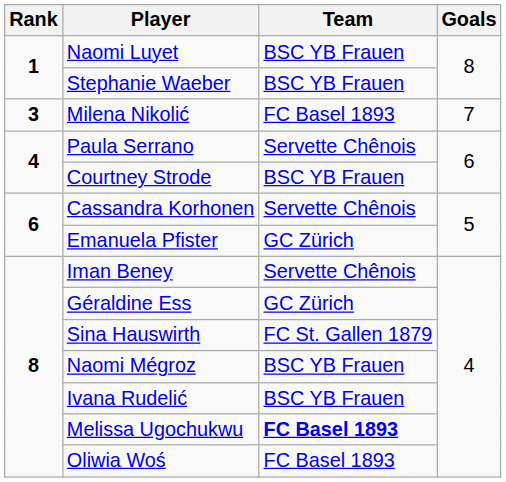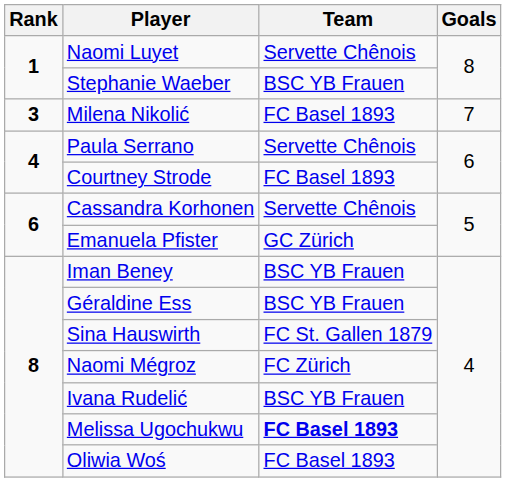(334, 51) BSC YB Frauen -> (340, 51) Servette Chênois
(334, 177) BSC YB Frauen -> (329, 177) FC Basel 1893
(340, 271) Servette Chênois -> (334, 271) BSC YB Frauen
(309, 303) GC Zürich -> (334, 303) BSC YB Frauen
(334, 366) BSC YB Frauen -> (307, 366) FC Zürich
